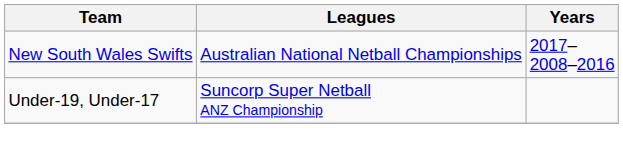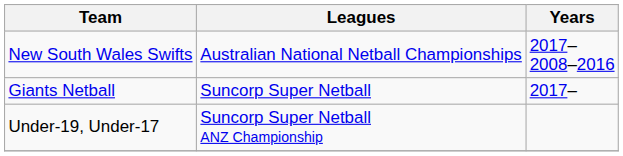+ row: (62, 90)
